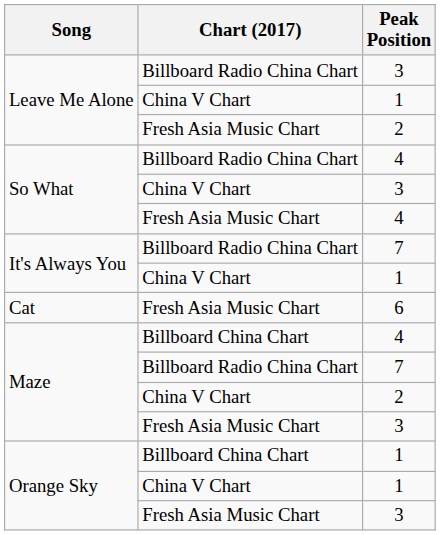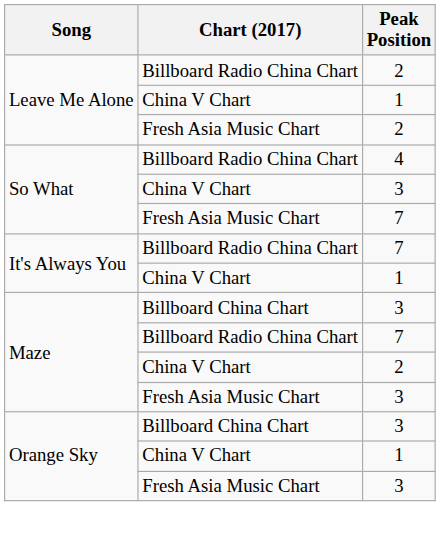(399, 70) 3 -> (399, 70) 2
(399, 218) 4 -> (399, 218) 7
- row: (22, 307)
(399, 337) 4 -> (399, 307) 3
(399, 456) 1 -> (399, 426) 3
